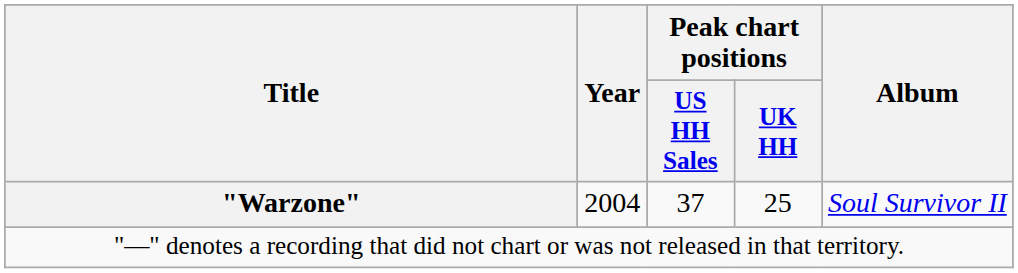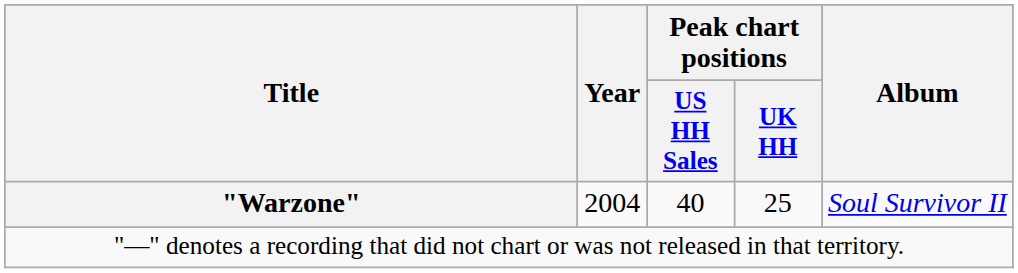(690, 203) 37 -> (690, 203) 40
